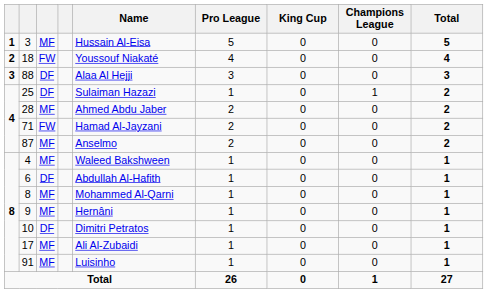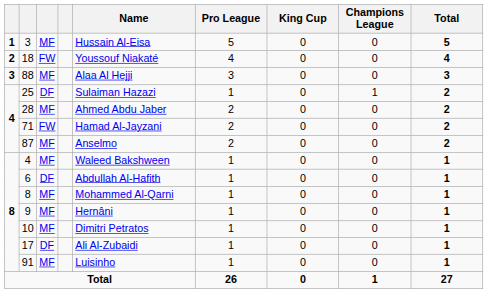(47, 76) DF -> (47, 76) MF
(47, 229) DF -> (47, 229) MF
(47, 246) MF -> (47, 246) DF
